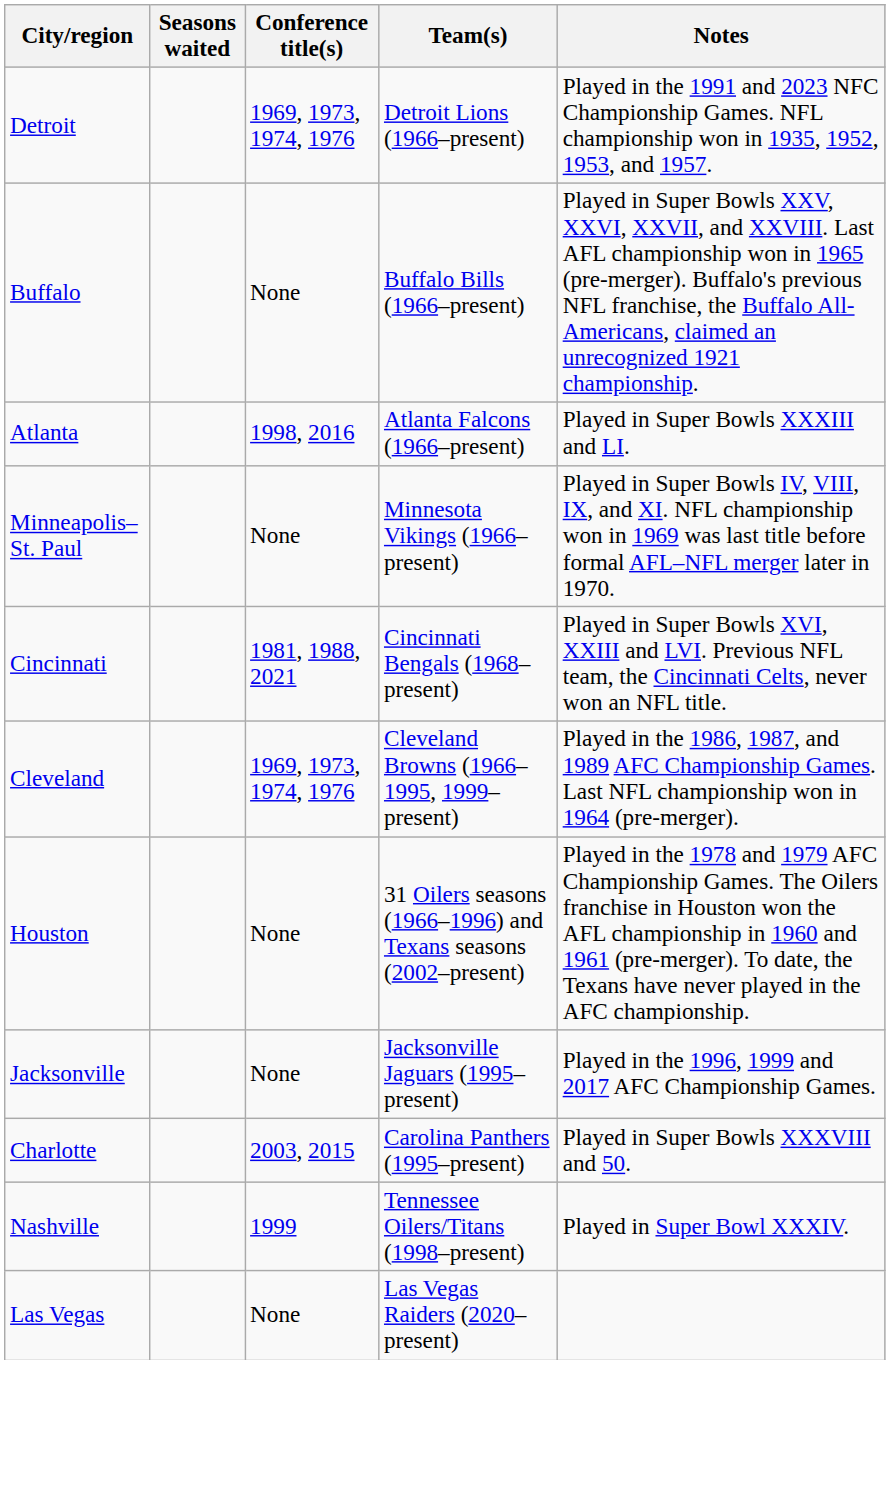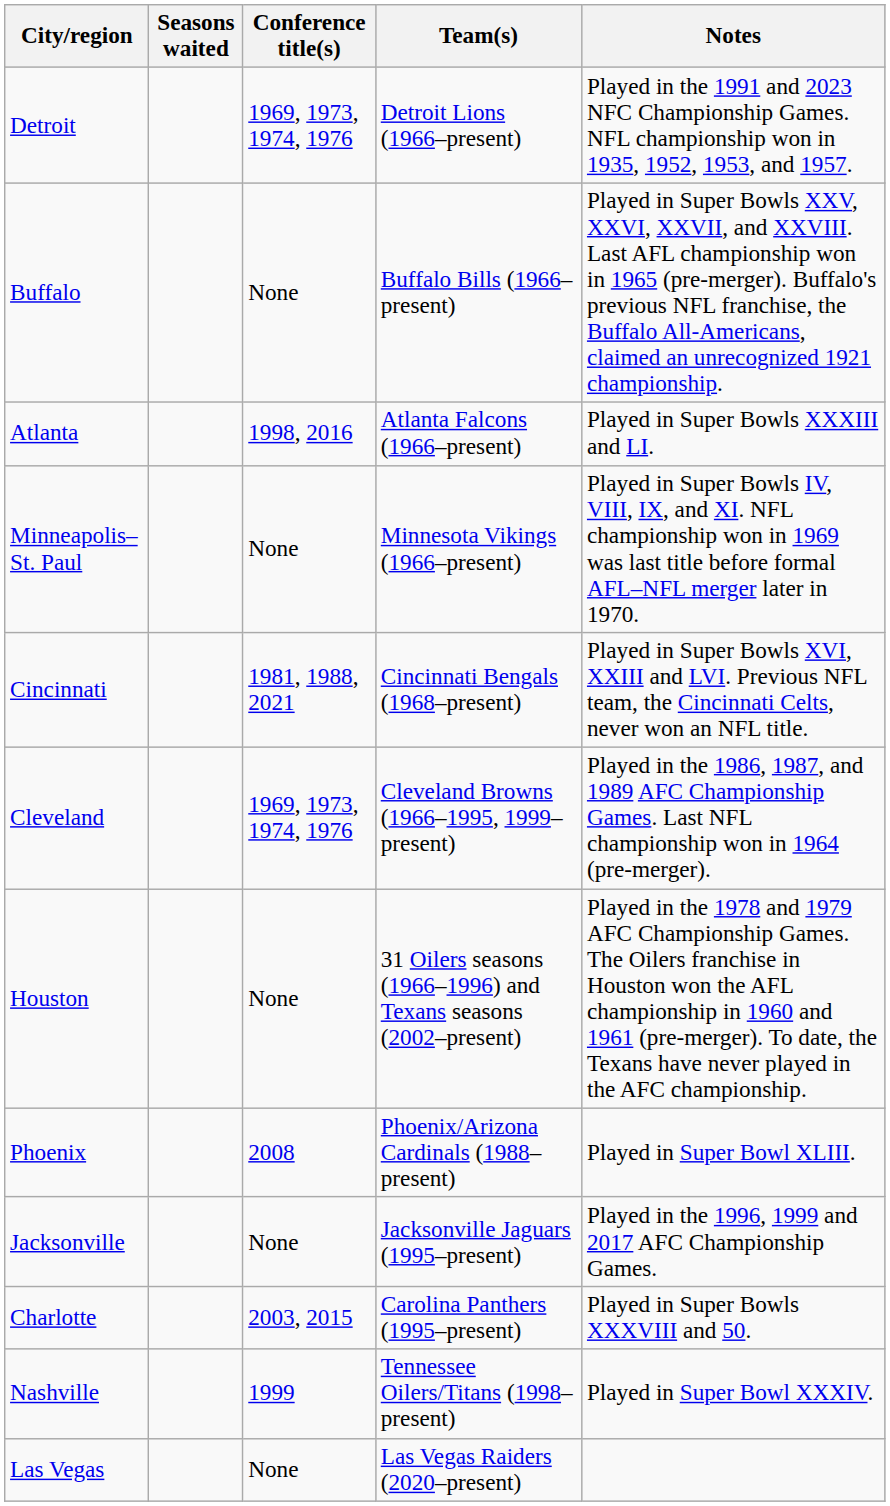+ row: (48, 1152)
